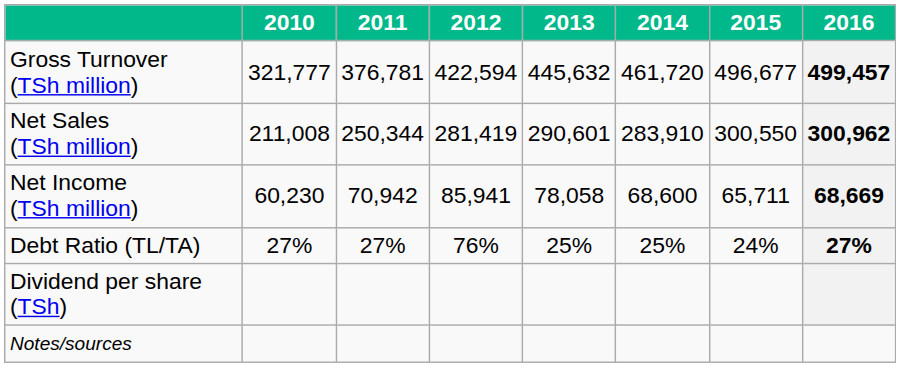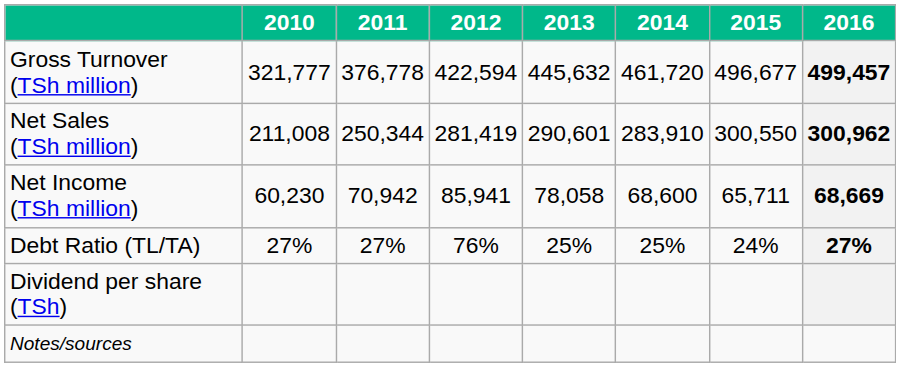(383, 71) 376,781 -> (383, 71) 376,778
